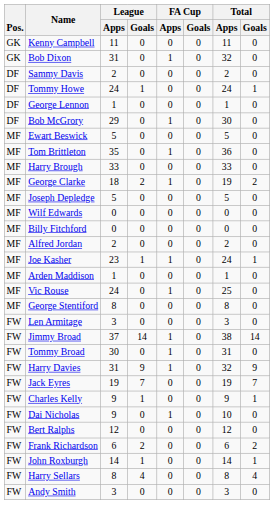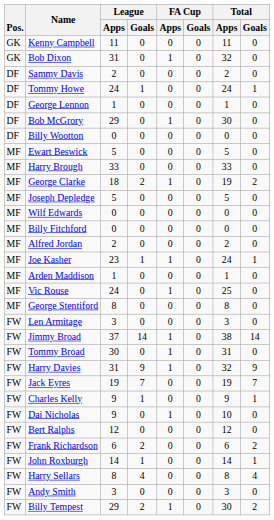+ row: (56, 136)
- row: (57, 151)
+ row: (55, 507)
